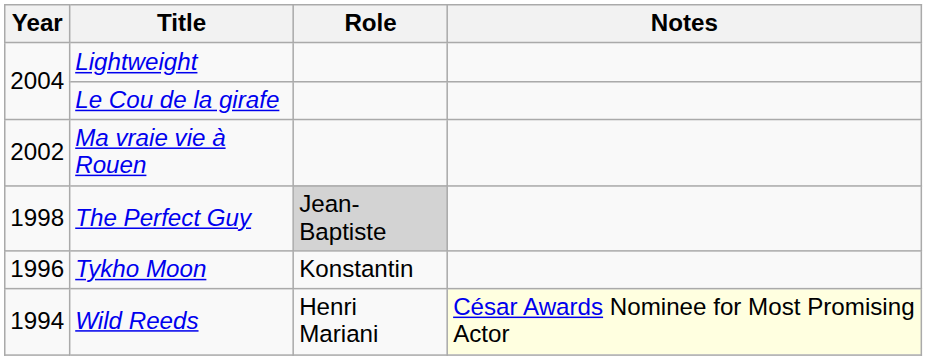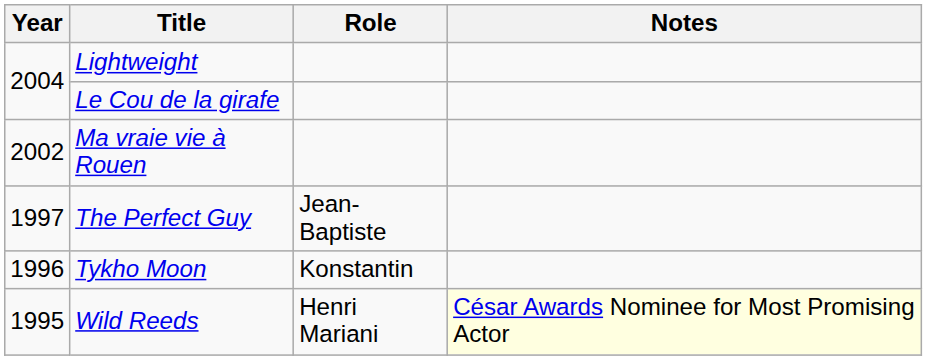(37, 217) 1998 -> (37, 217) 1997
(343, 217) lightgrey background -> (343, 217) no background
(37, 321) 1994 -> (37, 321) 1995
